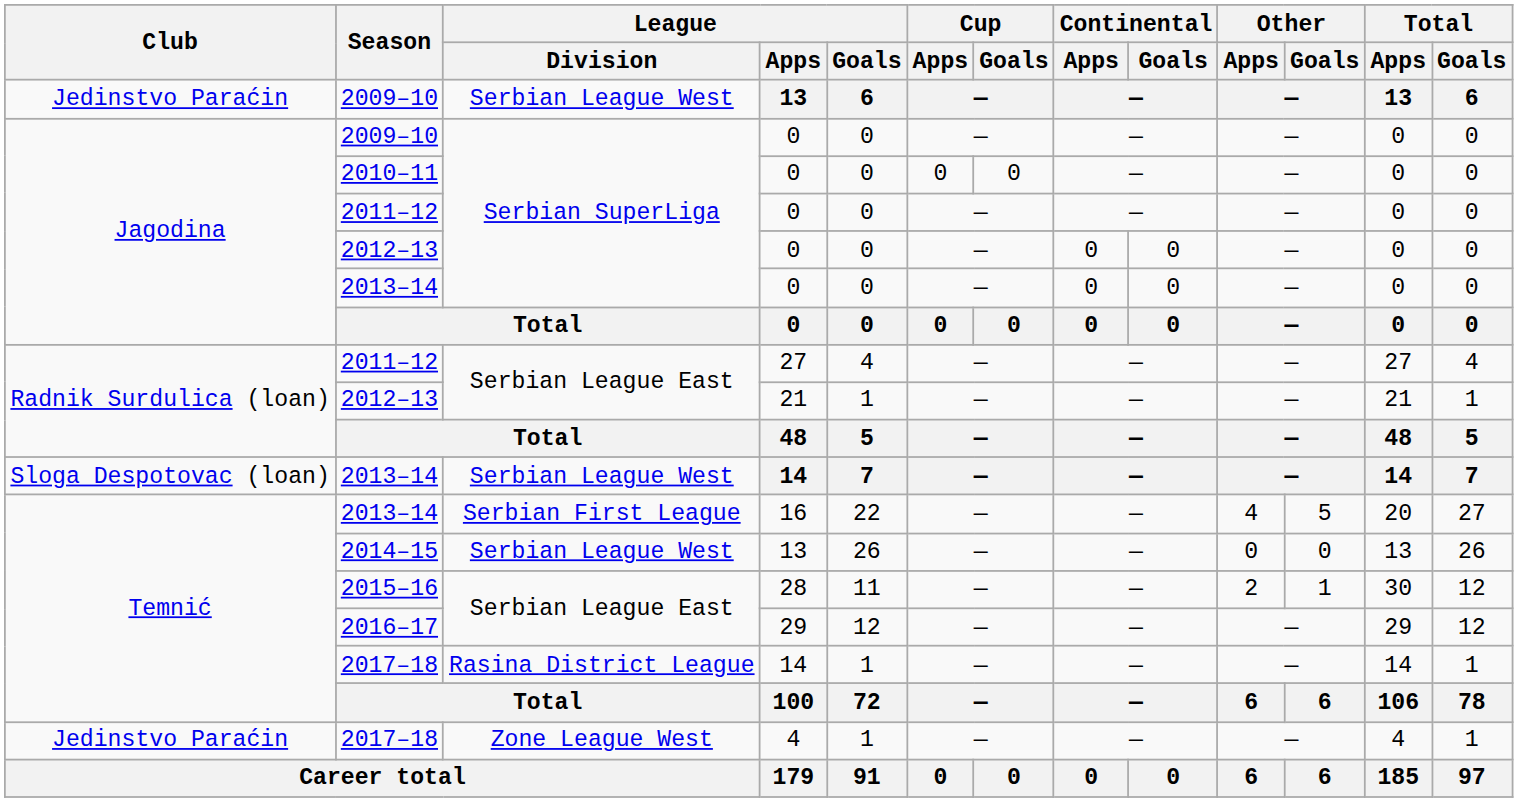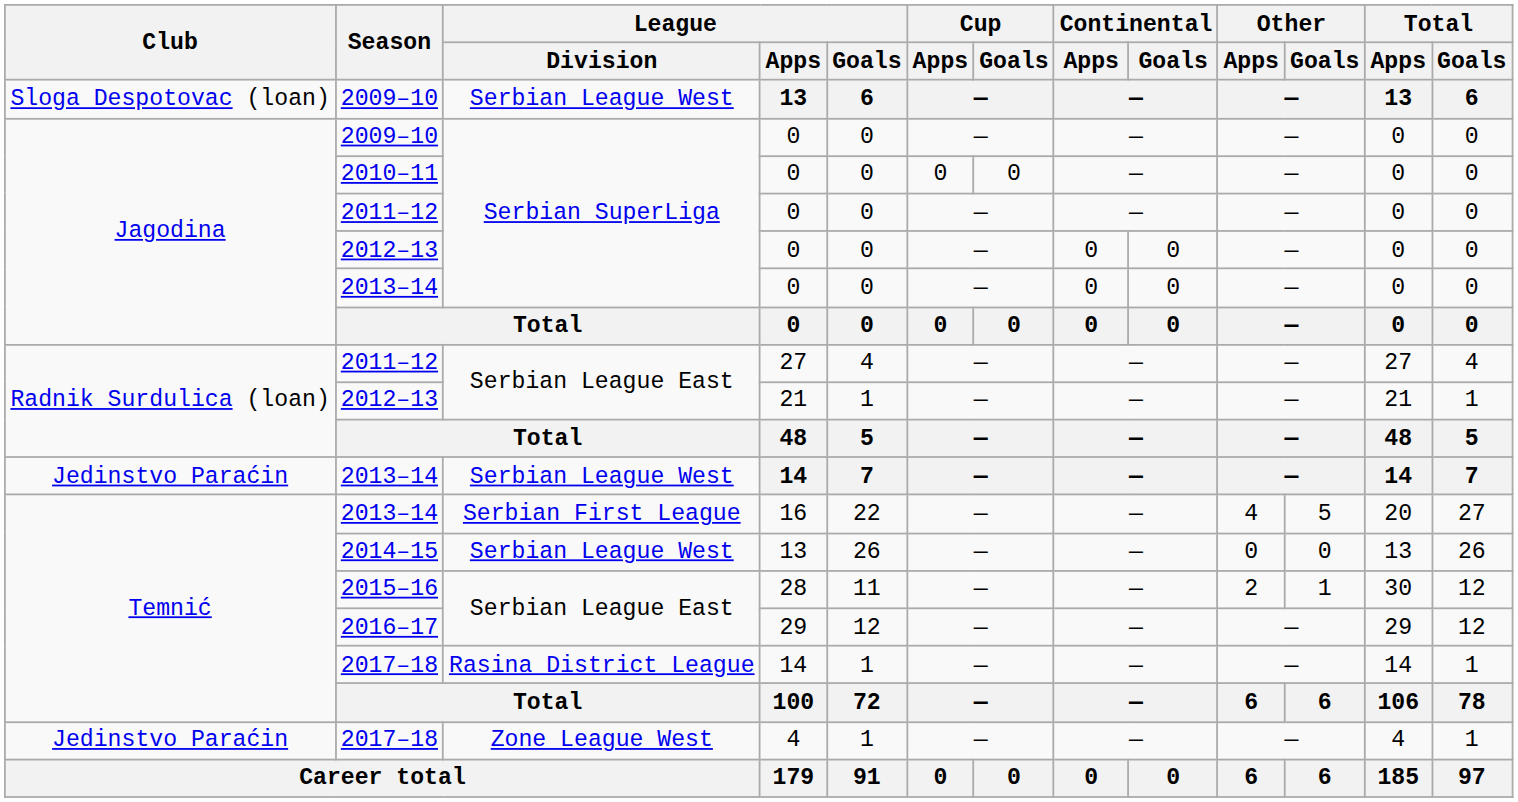(170, 99) Jedinstvo Paraćin -> (170, 99) Sloga Despotovac (loan)
(170, 476) Sloga Despotovac (loan) -> (170, 476) Jedinstvo Paraćin
